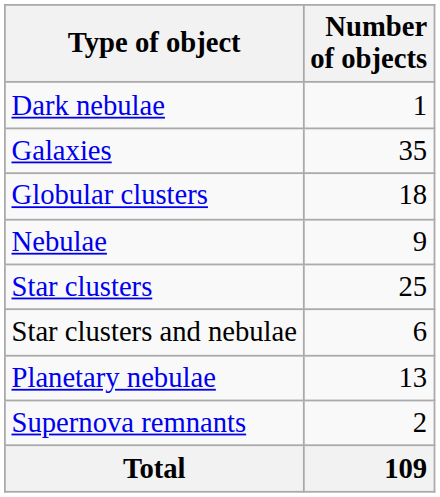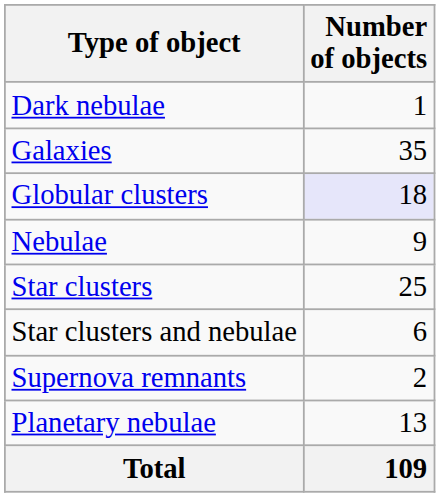(413, 195) no background -> (413, 195) lavender background
rows swapped: (114, 377) <-> (129, 422)
